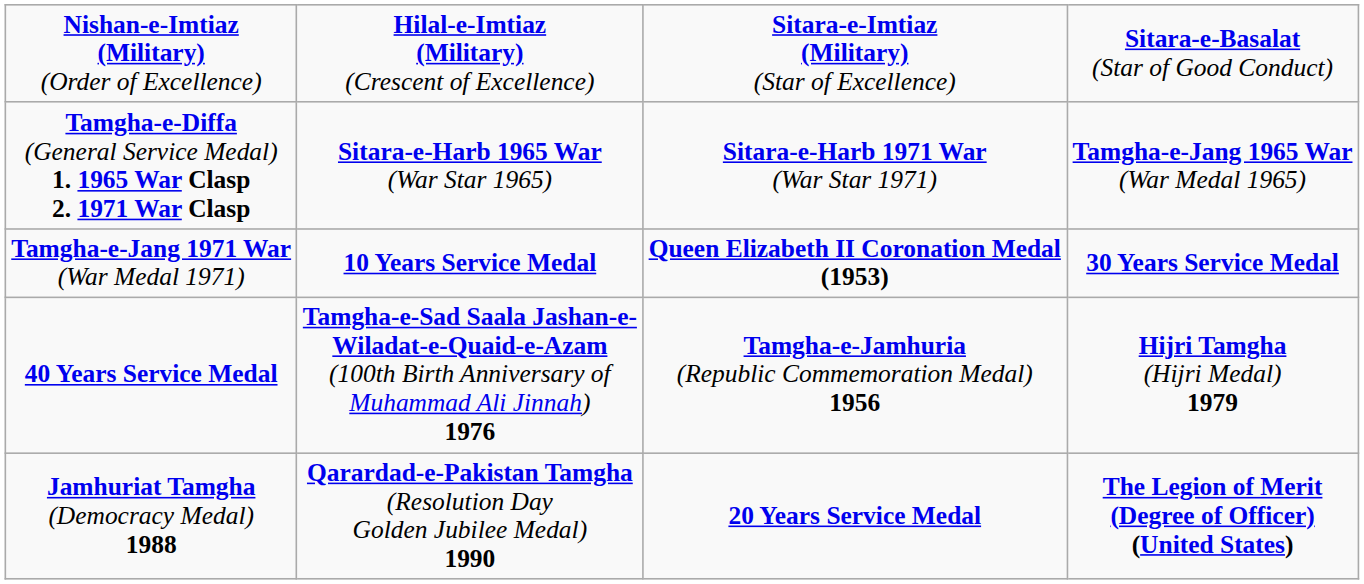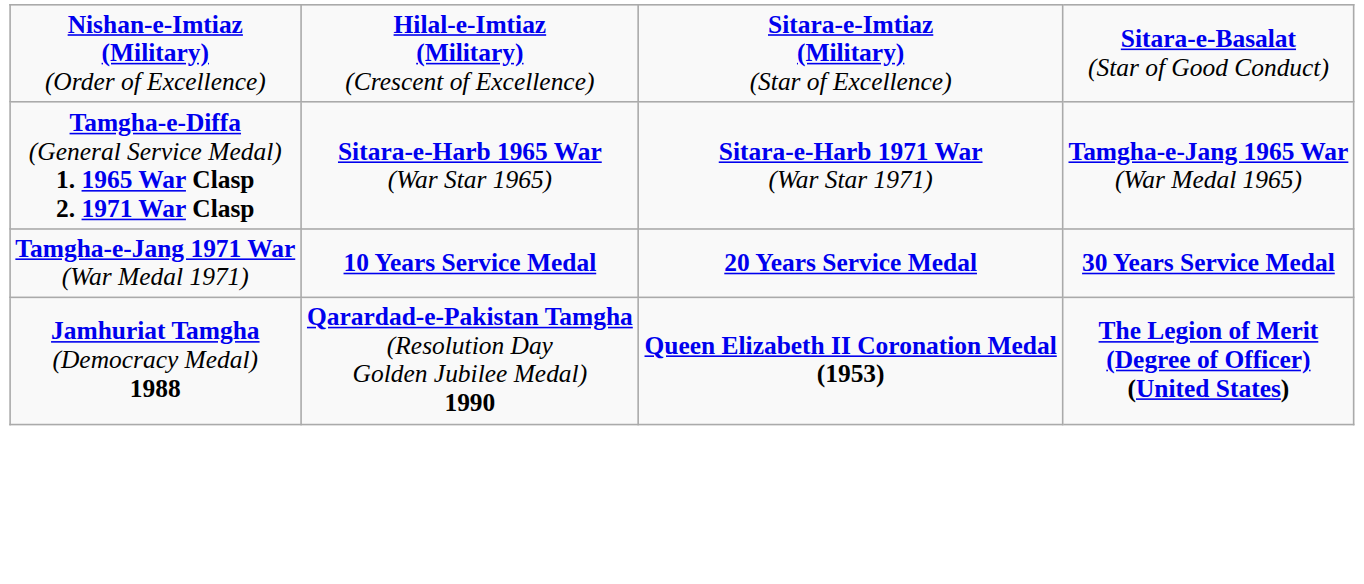(855, 262) Queen Elizabeth II Coronation Medal (1953) -> (851, 262) 20 Years Service Medal
- row: (151, 374)
(855, 515) 20 Years Service Medal -> (851, 360) Queen Elizabeth II Coronation Medal (1953)
